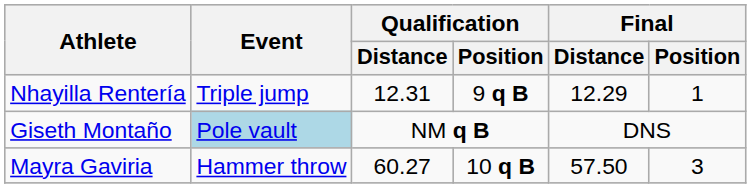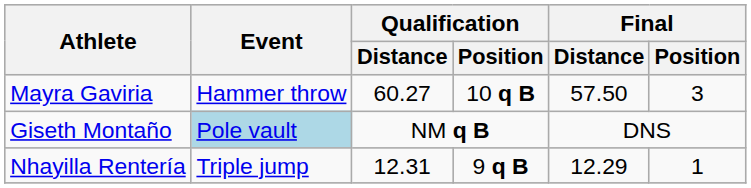rows swapped: (98, 94) <-> (81, 166)
